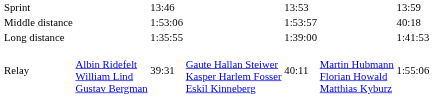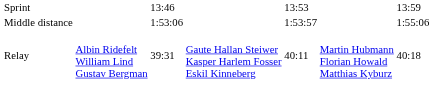(409, 22) 40:18 -> (413, 22) 1:55:06
- row: (34, 37)
(413, 70) 1:55:06 -> (409, 55) 40:18
